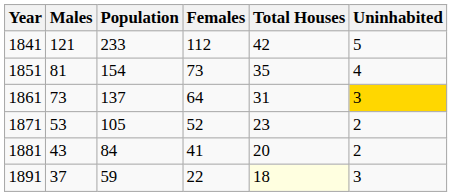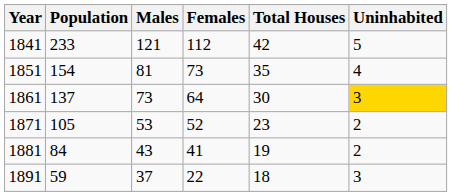columns swapped: (140, 17) <-> (71, 17)
(261, 97) 31 -> (261, 97) 30
(261, 151) 20 -> (261, 151) 19
(261, 177) lightyellow background -> (261, 177) no background
